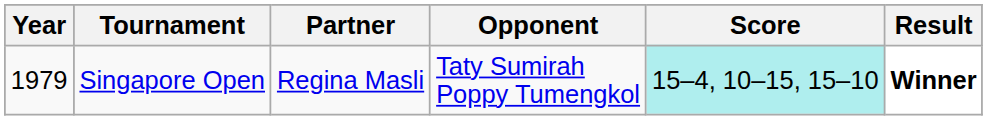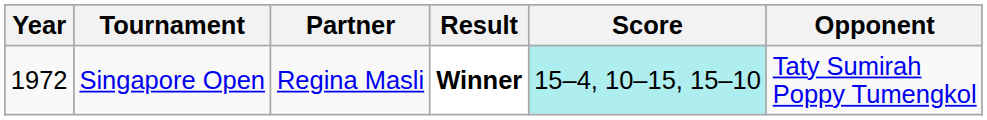columns swapped: (538, 25) <-> (934, 25)
(39, 80) 1979 -> (39, 80) 1972
